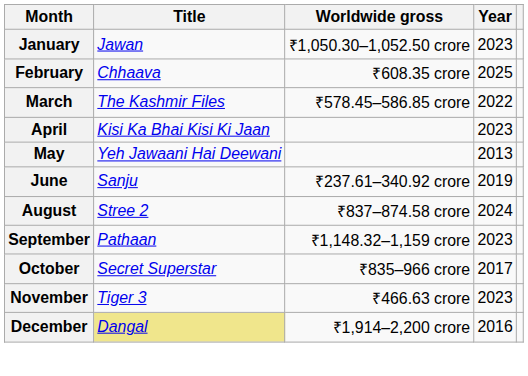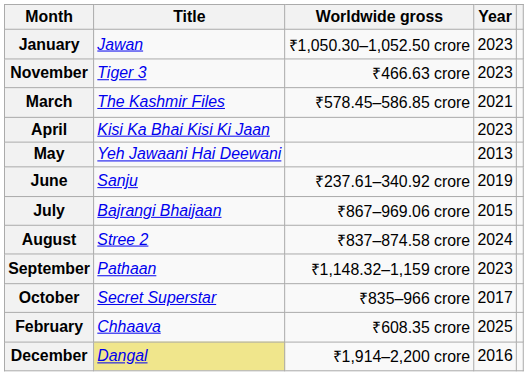rows swapped: (49, 73) <-> (49, 297)
(495, 102) 2022 -> (495, 102) 2021
+ row: (49, 210)
